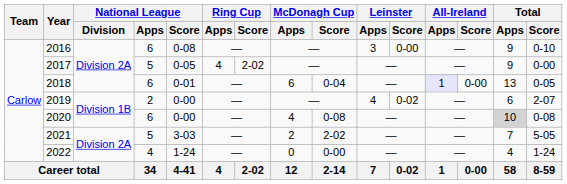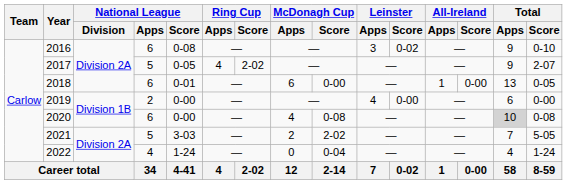(407, 48) 0-00 -> (407, 48) 0-02
(544, 65) 0-00 -> (544, 65) 2-07
(334, 83) 0-04 -> (334, 83) 0-00
(442, 83) lavender background -> (442, 83) no background
(407, 100) 0-02 -> (407, 100) 0-00
(544, 100) 2-07 -> (544, 100) 0-00
(334, 153) 0-00 -> (334, 153) 0-04
